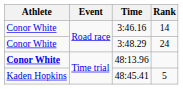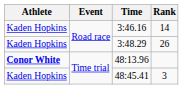(32, 28) Conor White -> (37, 28) Kaden Hopkins
(32, 44) Conor White -> (37, 44) Kaden Hopkins
(165, 44) 24 -> (165, 44) 26
(165, 76) 5 -> (165, 76) 3
